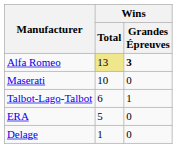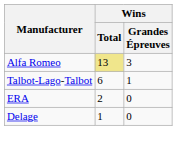(129, 62) bold -> (129, 62) normal
- row: (26, 80)
(100, 116) 5 -> (100, 98) 2
